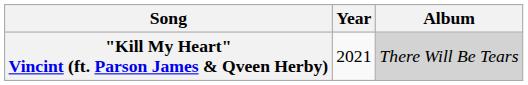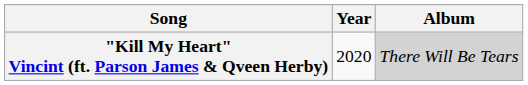(354, 56) 2021 -> (354, 56) 2020
